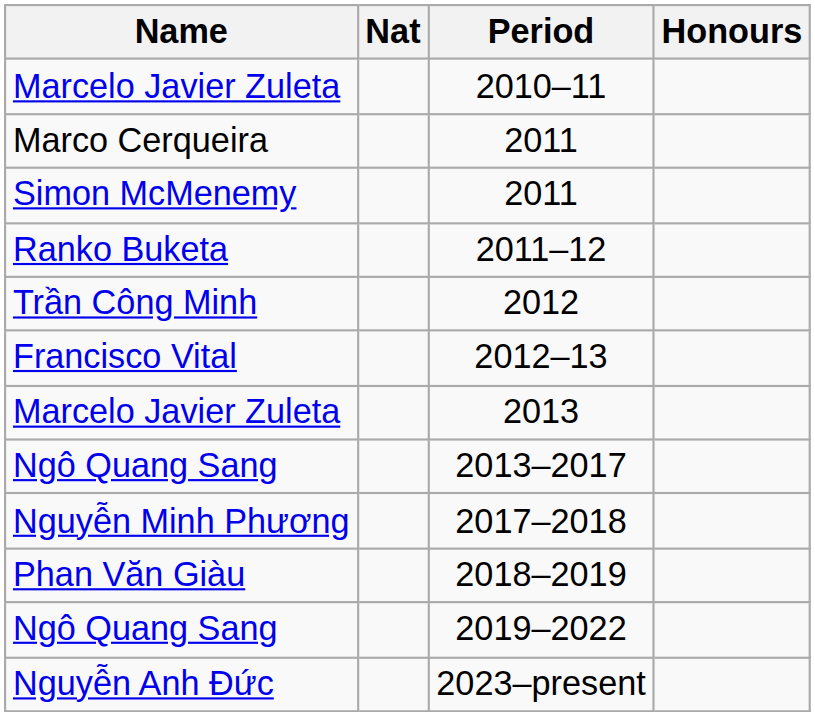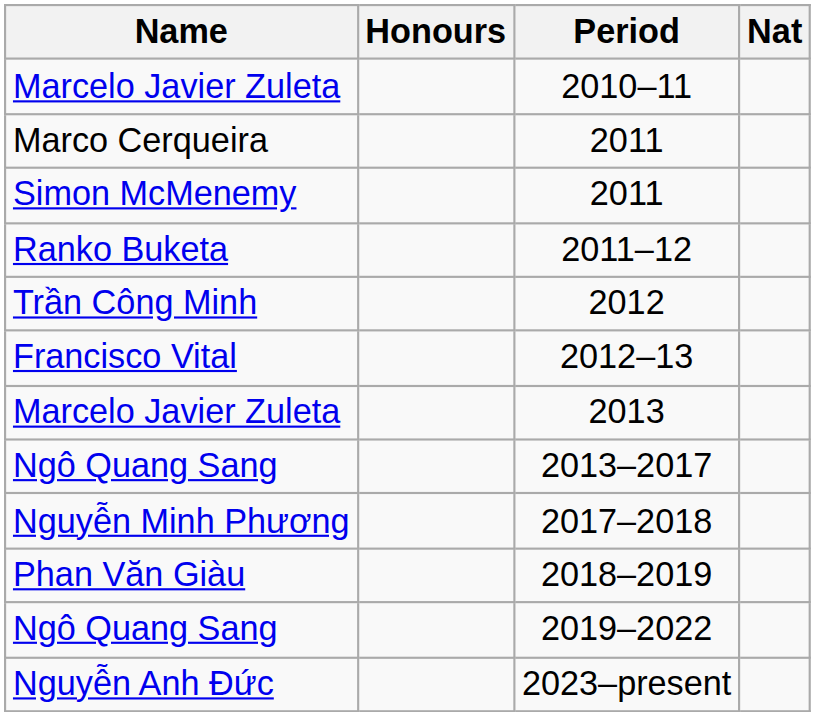columns swapped: (393, 31) <-> (732, 31)
